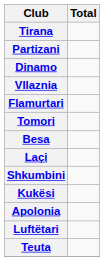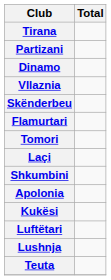+ row: (39, 103)
- row: (36, 139)
rows swapped: (36, 193) <-> (36, 211)
+ row: (39, 247)
